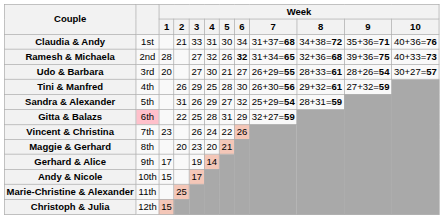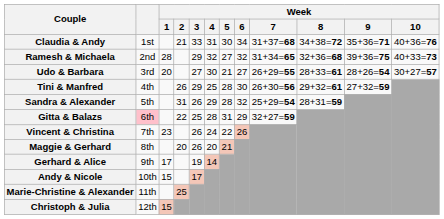(197, 56) 27 -> (197, 56) 29
(227, 56) 26 -> (227, 56) 27
(242, 56) bold -> (242, 56) normal
(227, 101) 27 -> (227, 101) 28
(197, 147) 23 -> (197, 147) 26
